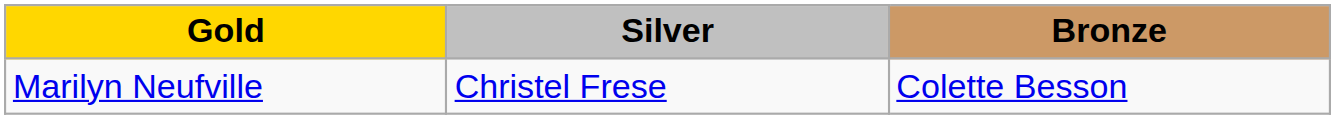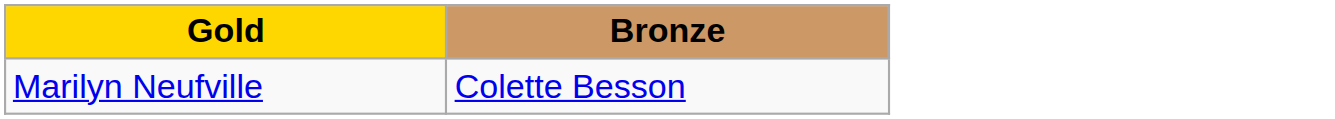- column: (668, 31)
